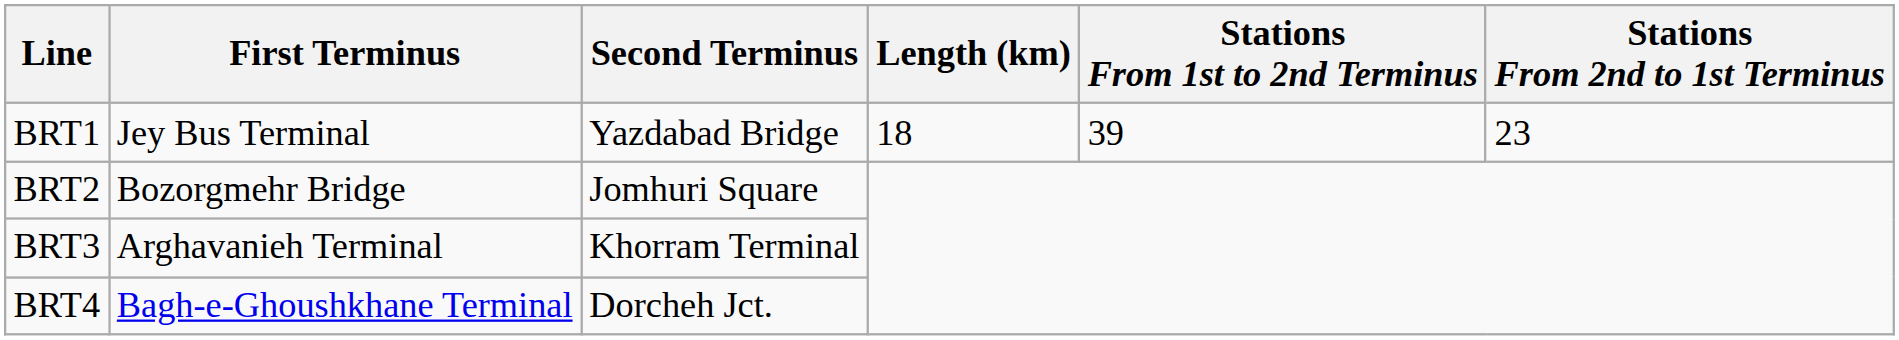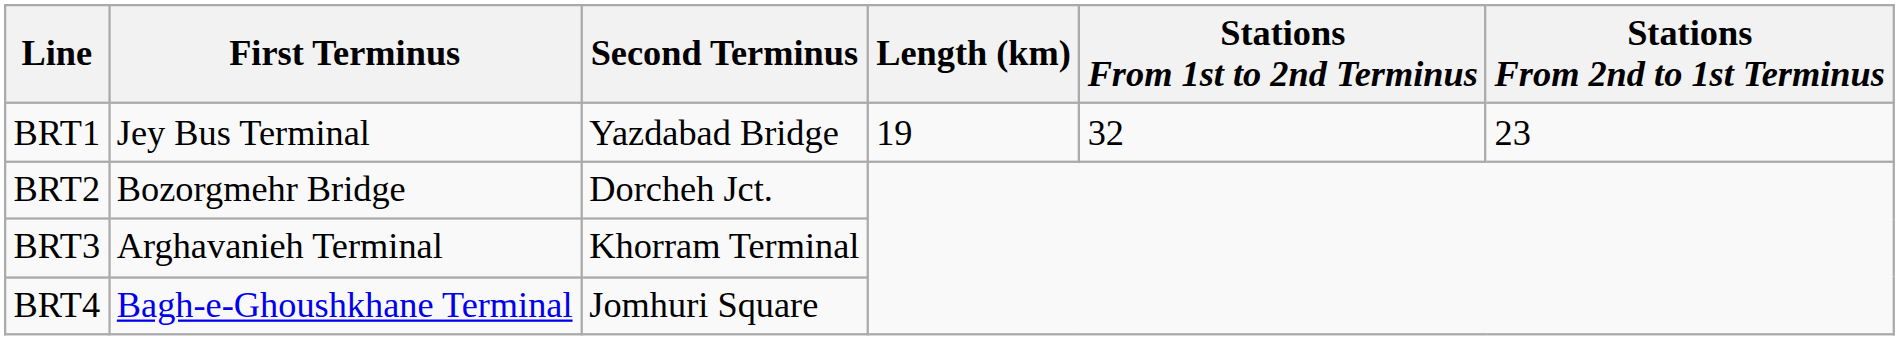(894, 131) 18 -> (894, 131) 19
(1106, 131) 39 -> (1106, 131) 32
(704, 189) Jomhuri Square -> (681, 189) Dorcheh Jct.
(681, 304) Dorcheh Jct. -> (704, 304) Jomhuri Square
